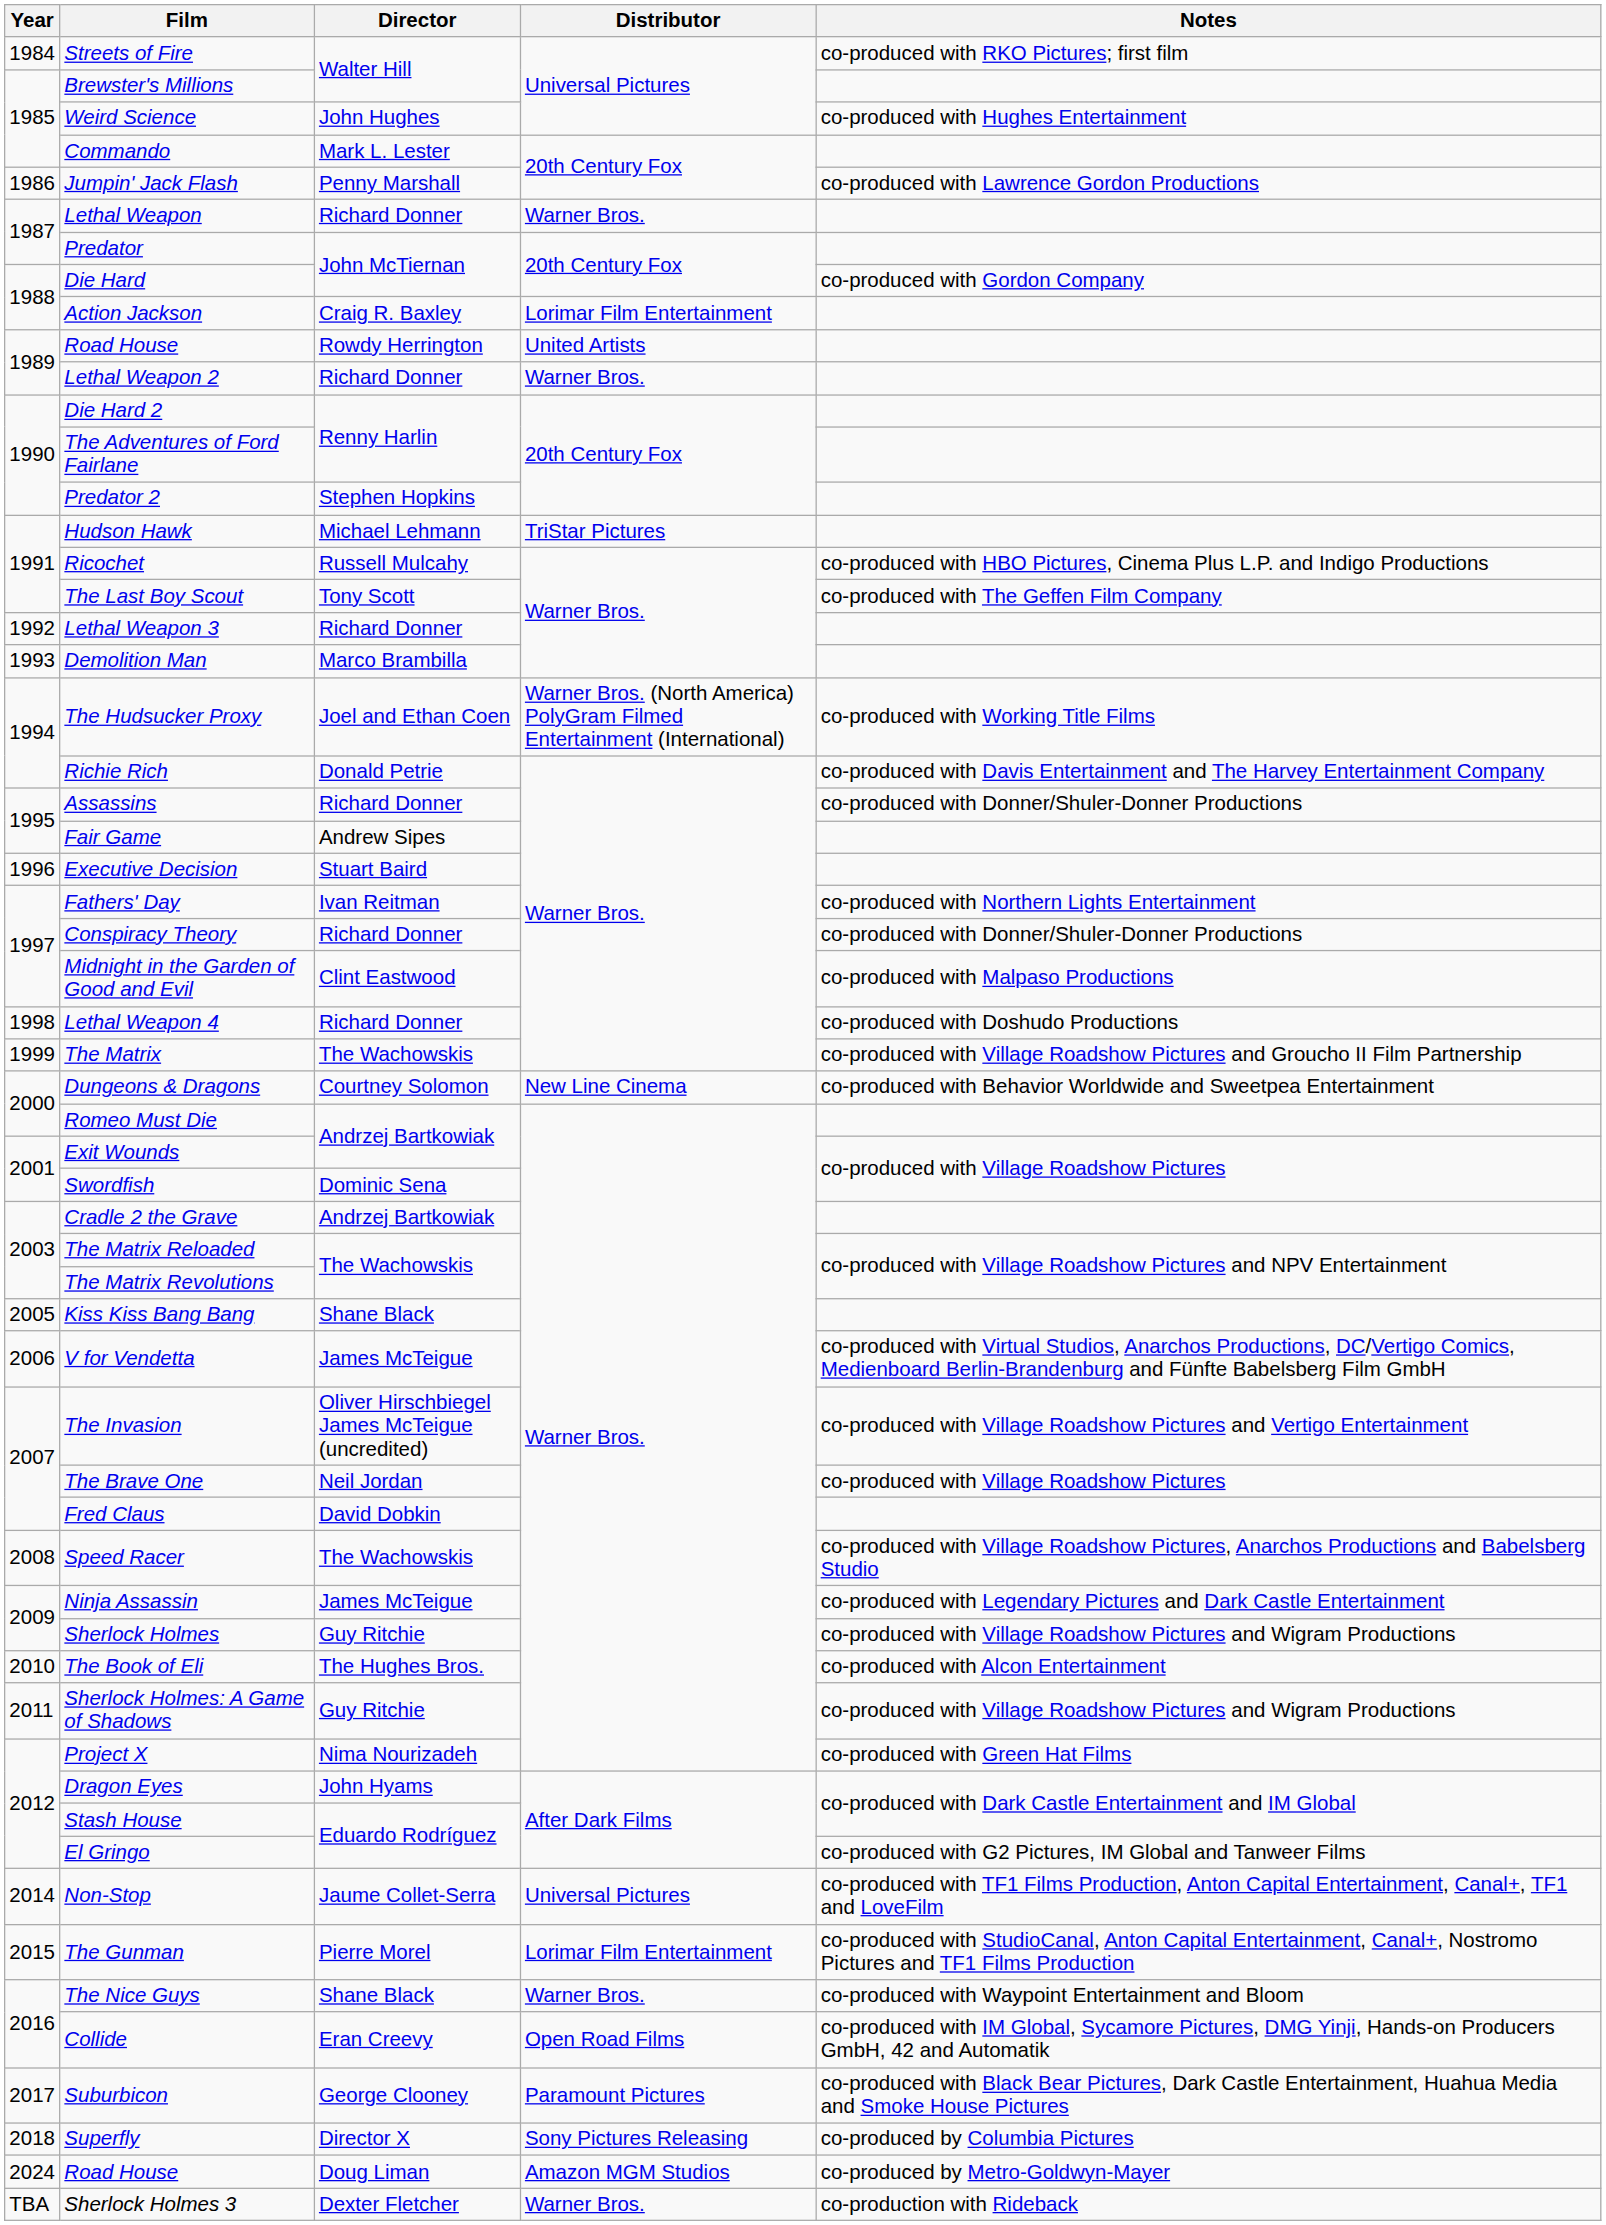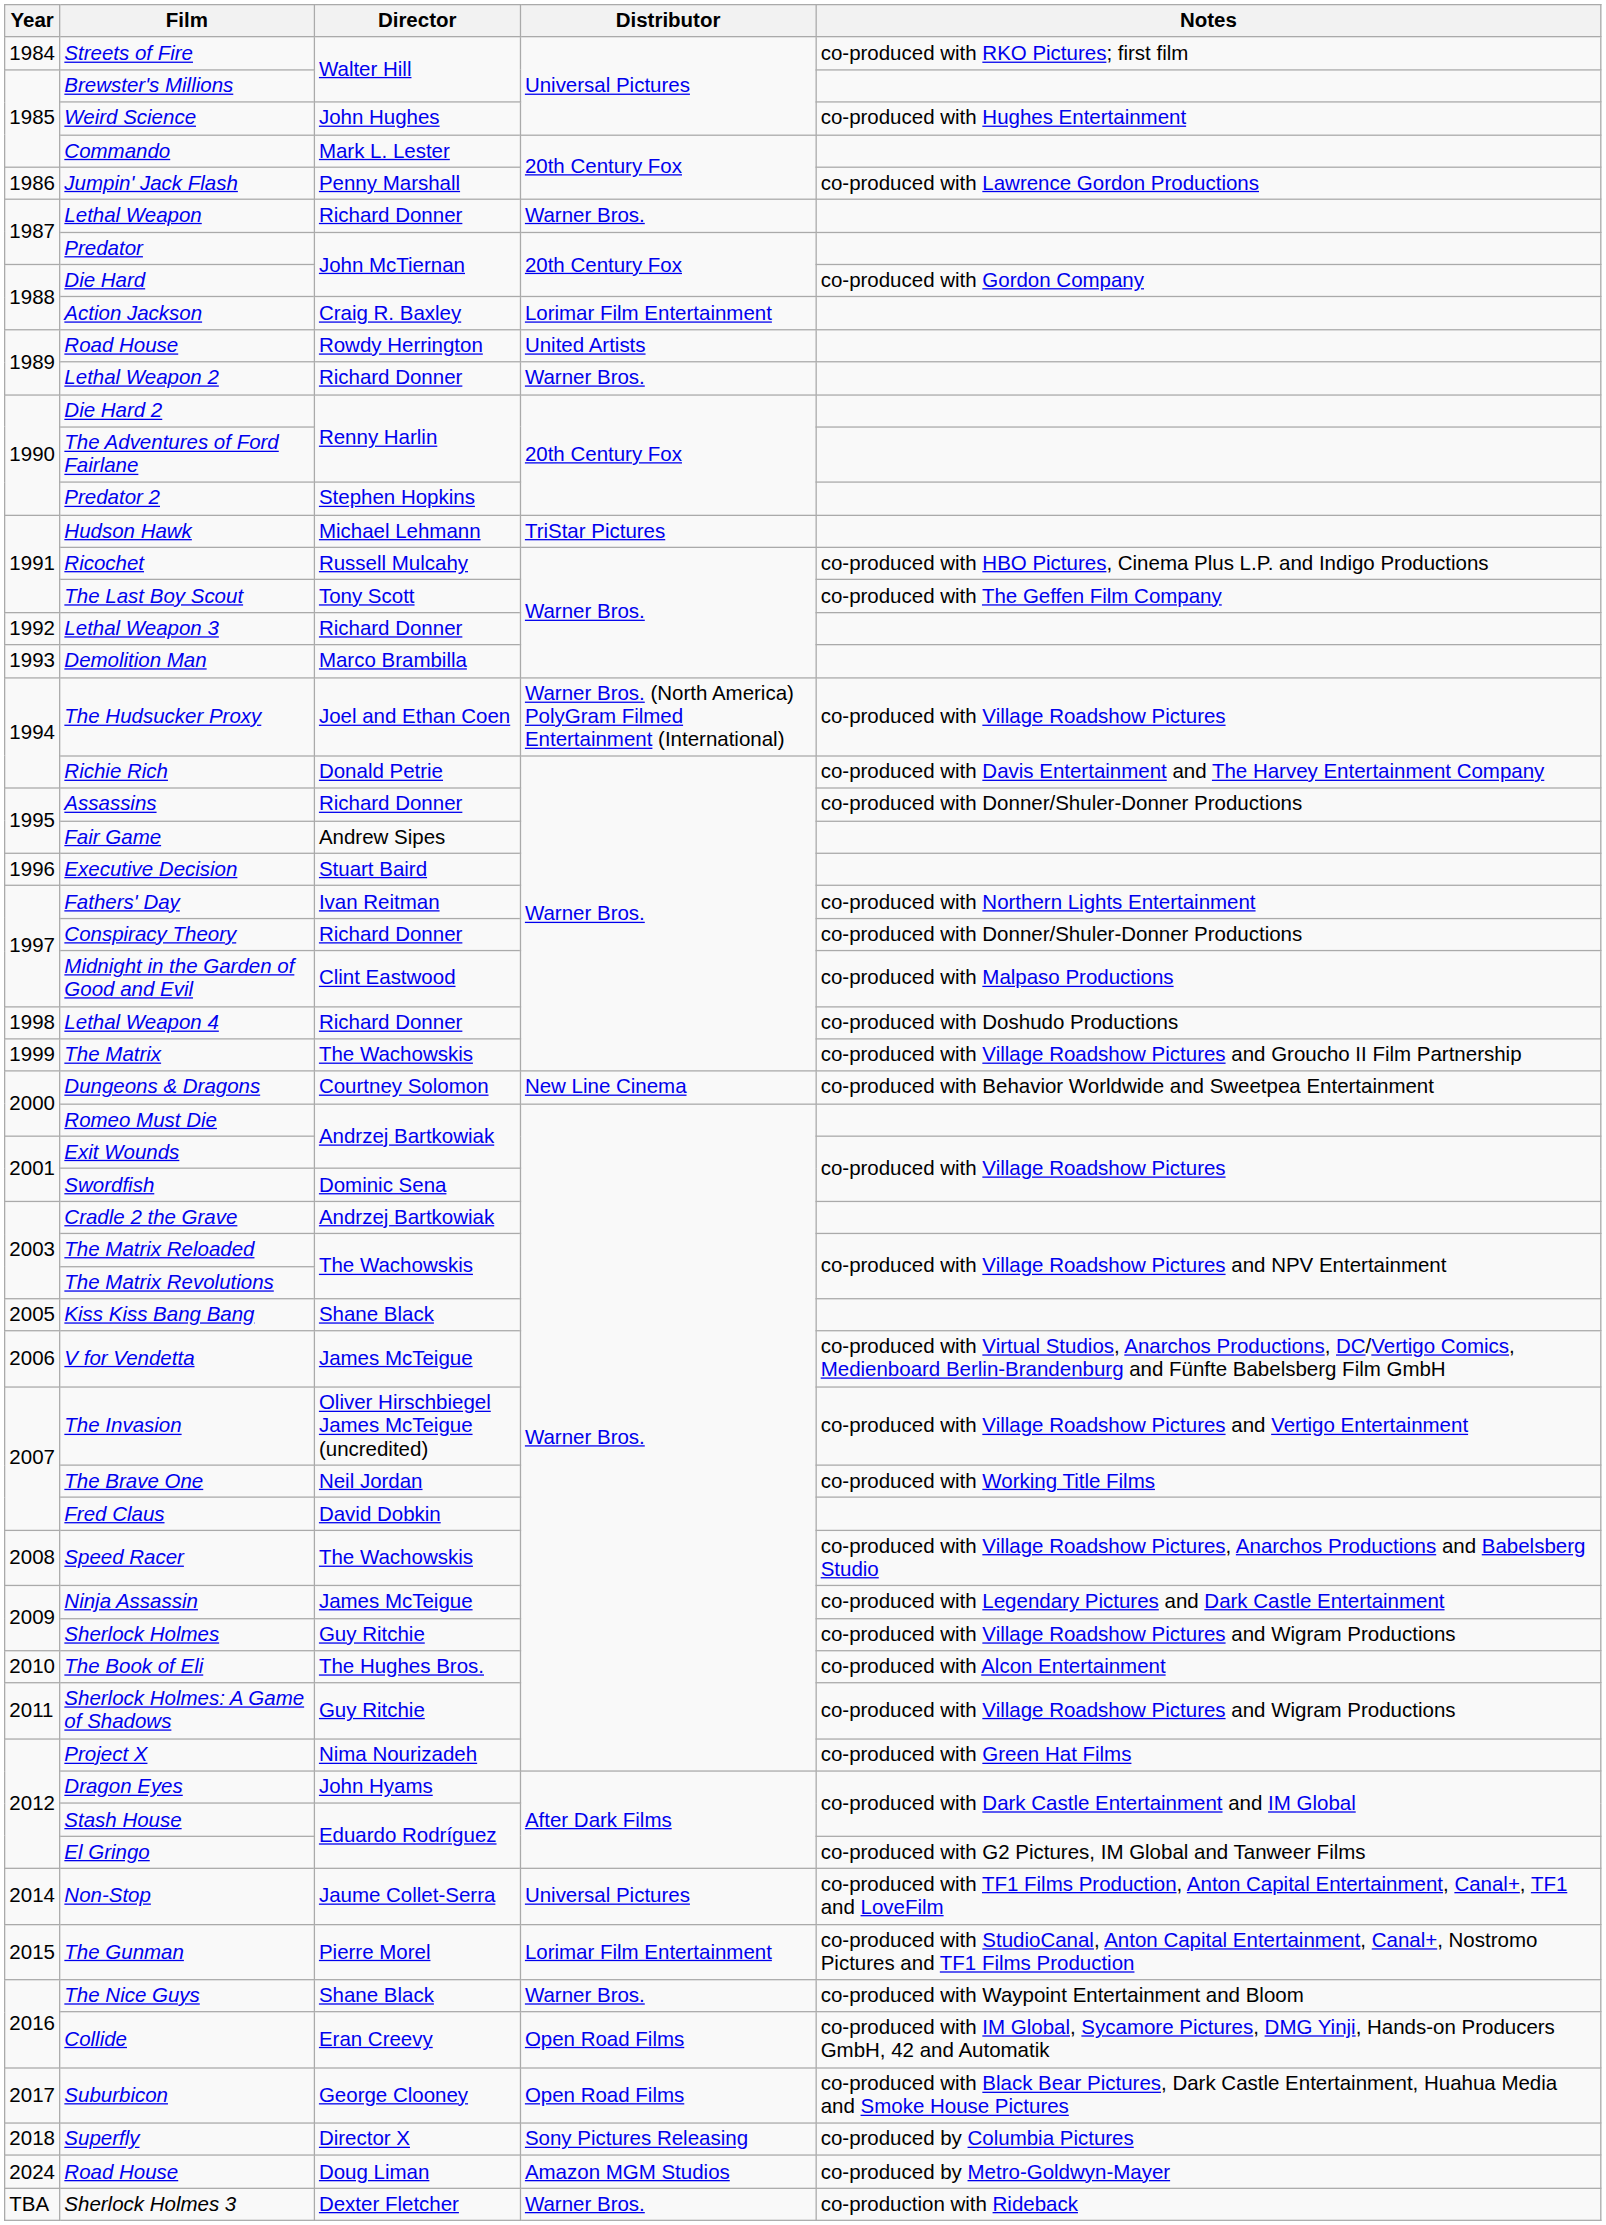(988, 716) co-produced with Working Title Films -> (1023, 716) co-produced with Village Roadshow Pictures
(1023, 1481) co-produced with Village Roadshow Pictures -> (988, 1481) co-produced with Working Title Films
(615, 2095) Paramount Pictures -> (605, 2095) Open Road Films
